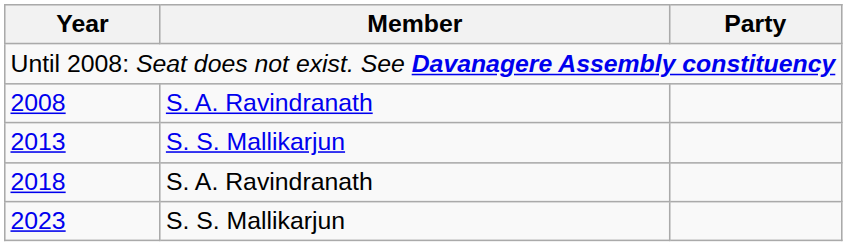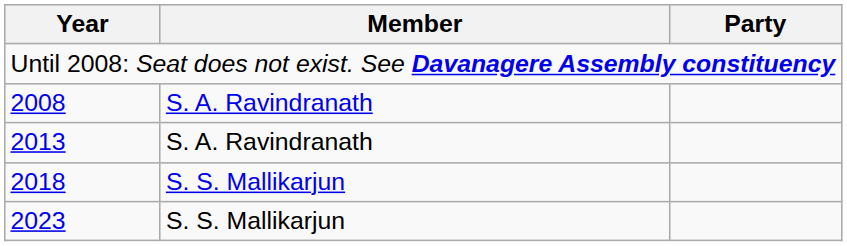(255, 142) S. S. Mallikarjun -> (269, 142) S. A. Ravindranath
(269, 181) S. A. Ravindranath -> (255, 181) S. S. Mallikarjun
